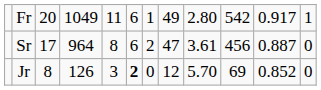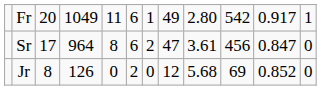(277, 44) 0.887 -> (277, 44) 0.847
(114, 71) 3 -> (114, 71) 0
(134, 71) bold -> (134, 71) normal
(202, 71) 5.70 -> (202, 71) 5.68
